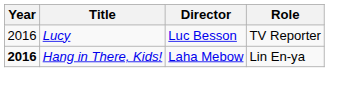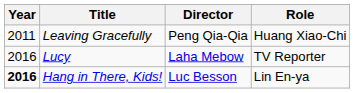+ row: (97, 35)
(203, 35) Luc Besson -> (206, 56) Laha Mebow
(206, 56) Laha Mebow -> (203, 77) Luc Besson
